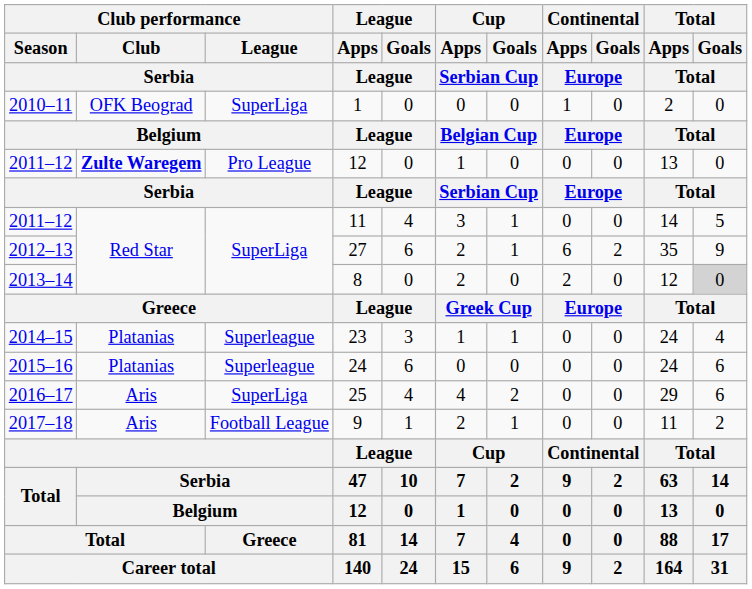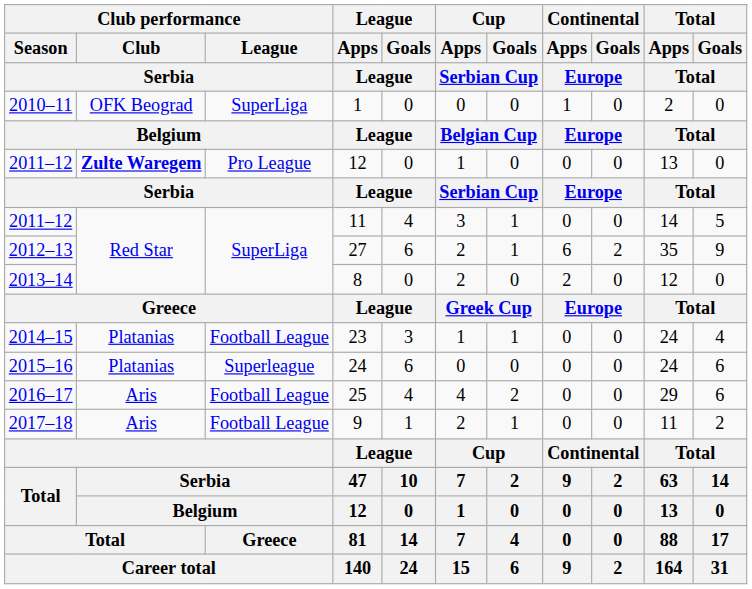(720, 279) lightgrey background -> (720, 279) no background
(269, 337) Superleague -> (269, 337) Football League
(269, 395) SuperLiga -> (269, 395) Football League
